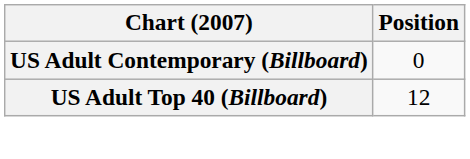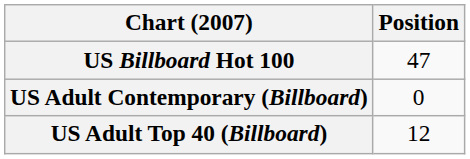+ row: (189, 60)
